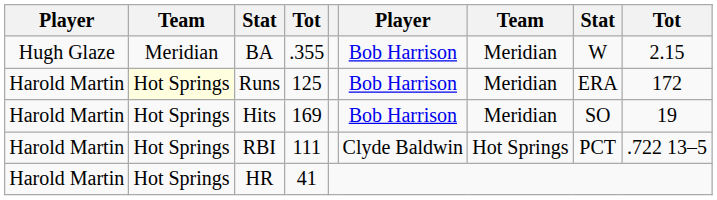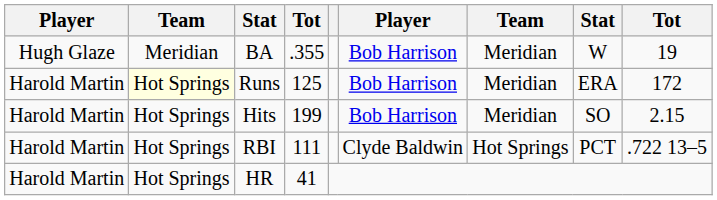(667, 52) 2.15 -> (667, 52) 19
(307, 115) 169 -> (307, 115) 199
(667, 115) 19 -> (667, 115) 2.15
